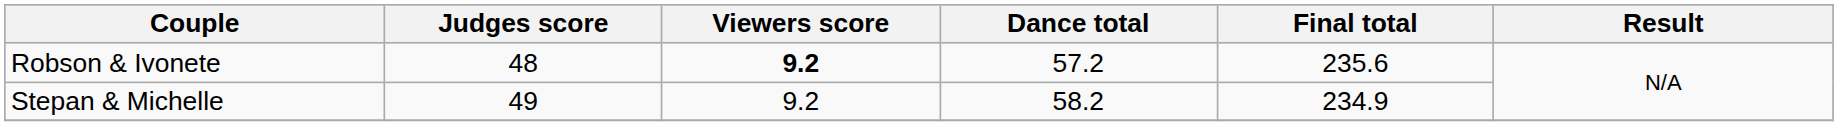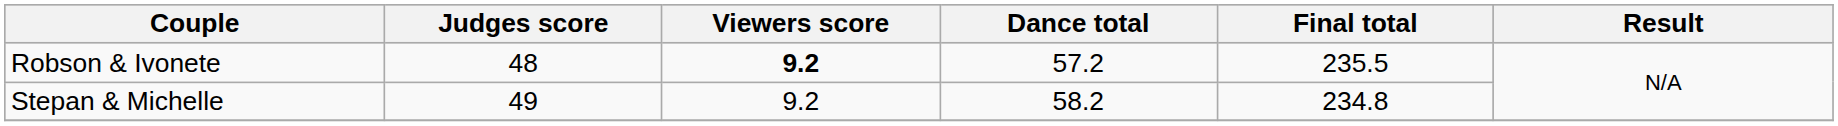(1355, 62) 235.6 -> (1355, 62) 235.5
(1355, 100) 234.9 -> (1355, 100) 234.8
